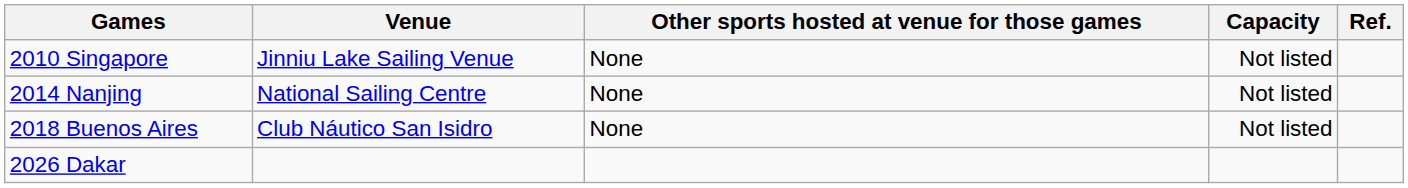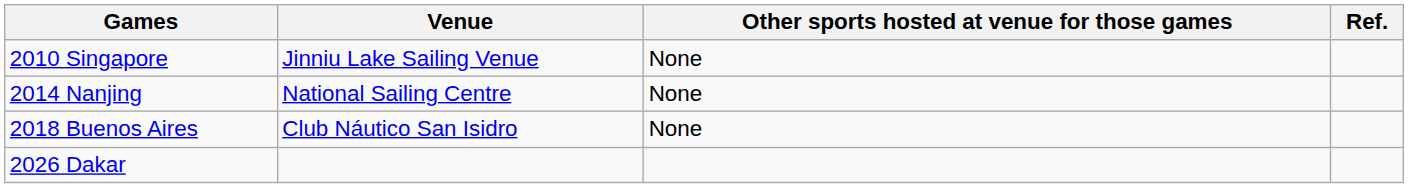- column: (1273, 22)
